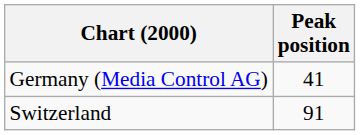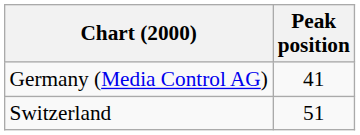(314, 112) 91 -> (314, 112) 51
